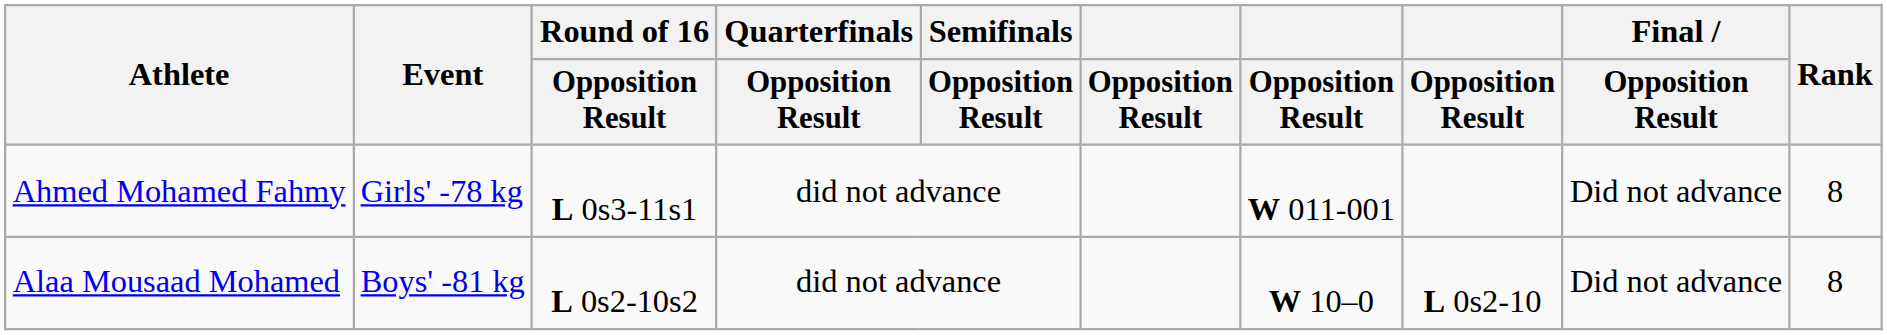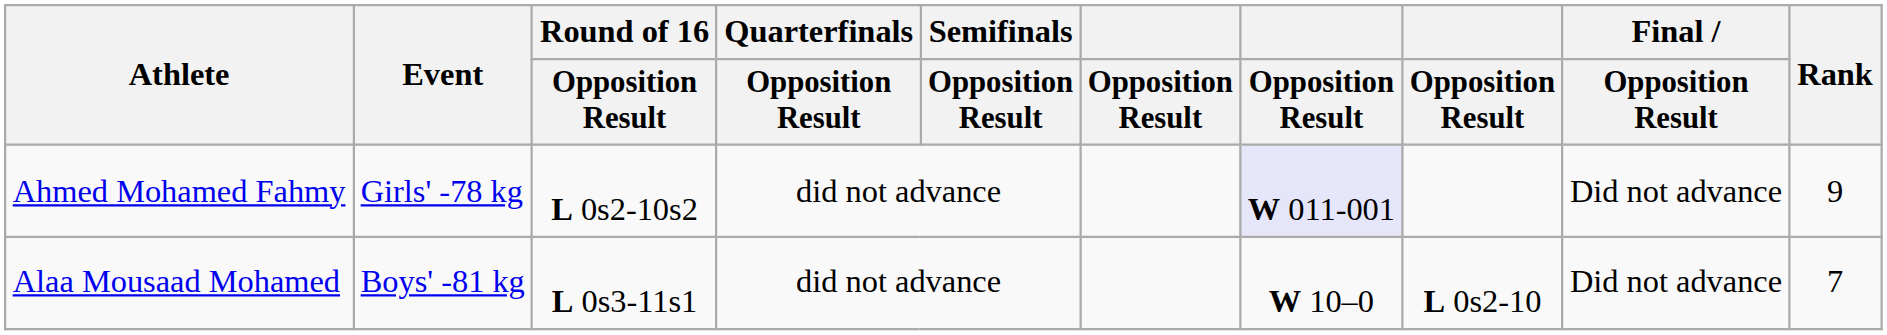(625, 209) L 0s3-11s1 -> (625, 209) L 0s2-10s2
(1321, 209) no background -> (1321, 209) lavender background
(1835, 190) 8 -> (1835, 190) 9
(625, 301) L 0s2-10s2 -> (625, 301) L 0s3-11s1
(1835, 282) 8 -> (1835, 282) 7
